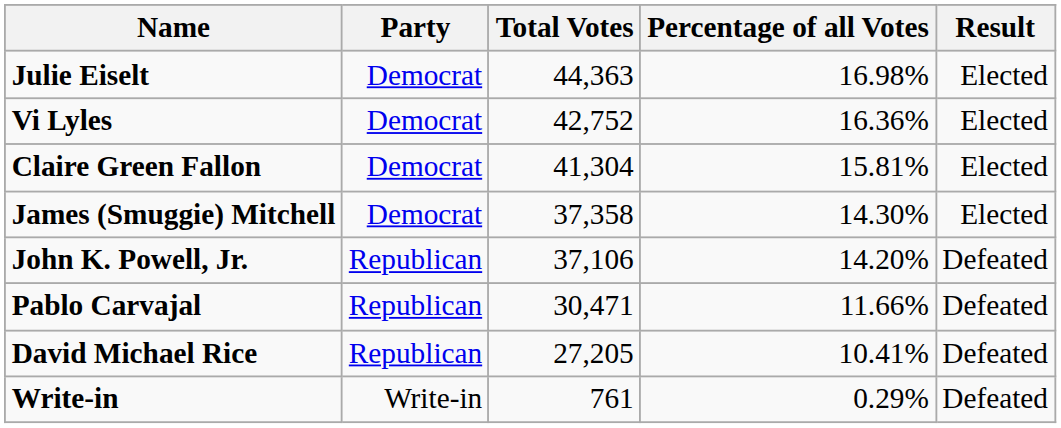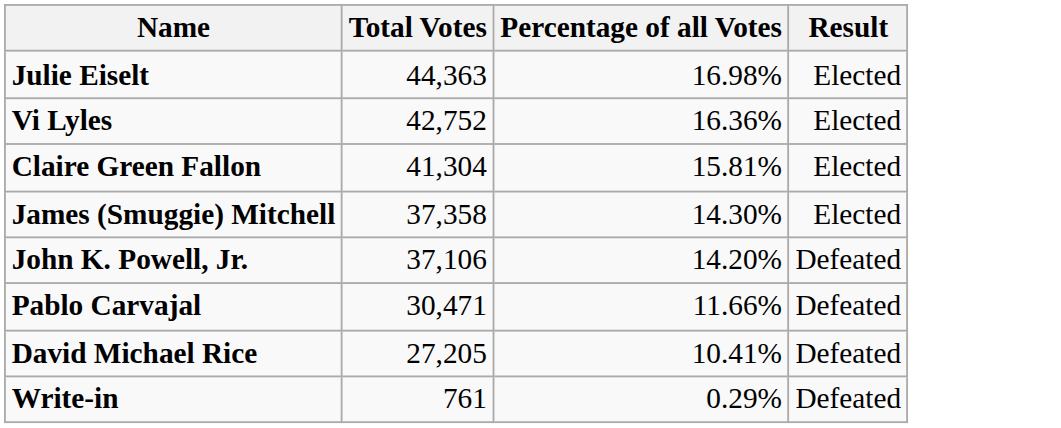- column: (415, 27)
